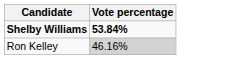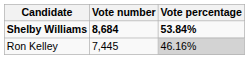+ column: (124, 12)
